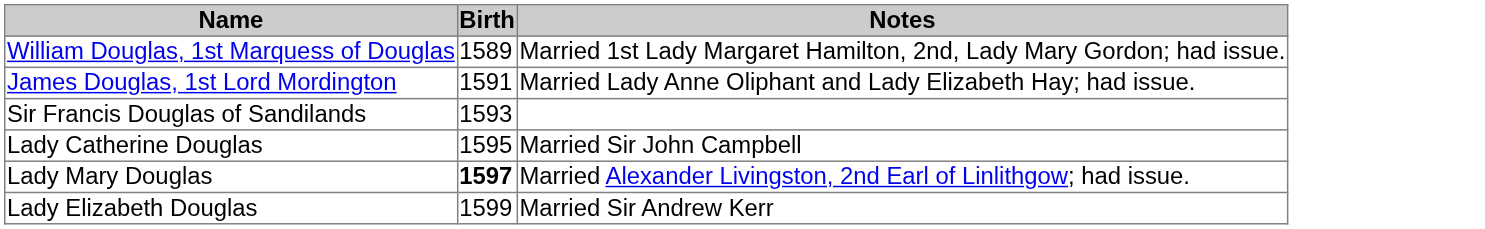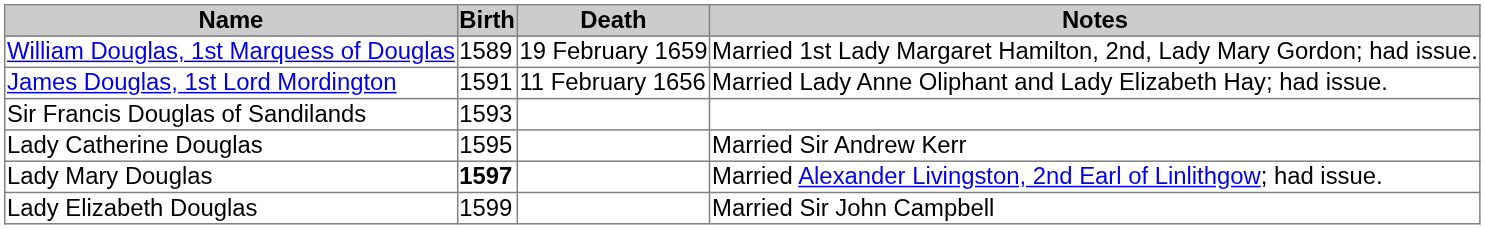+ column: (613, 20)
(660, 145) Married Sir John Campbell -> (839, 145) Married Sir Andrew Kerr
(647, 207) Married Sir Andrew Kerr -> (853, 207) Married Sir John Campbell
